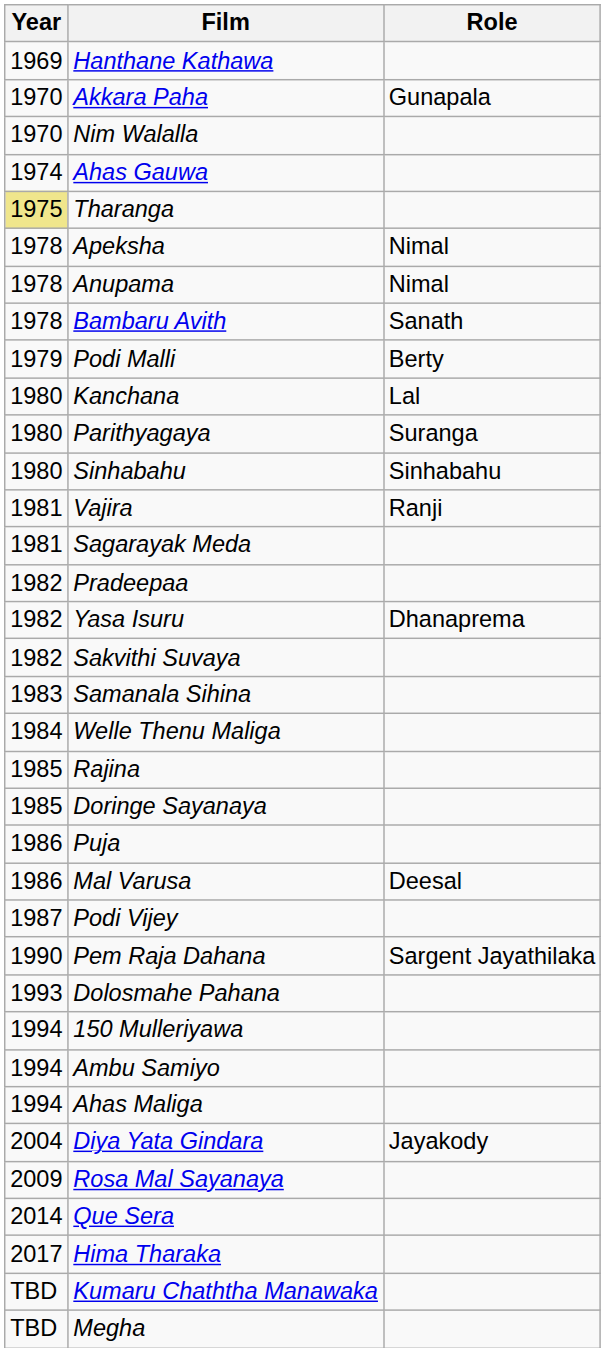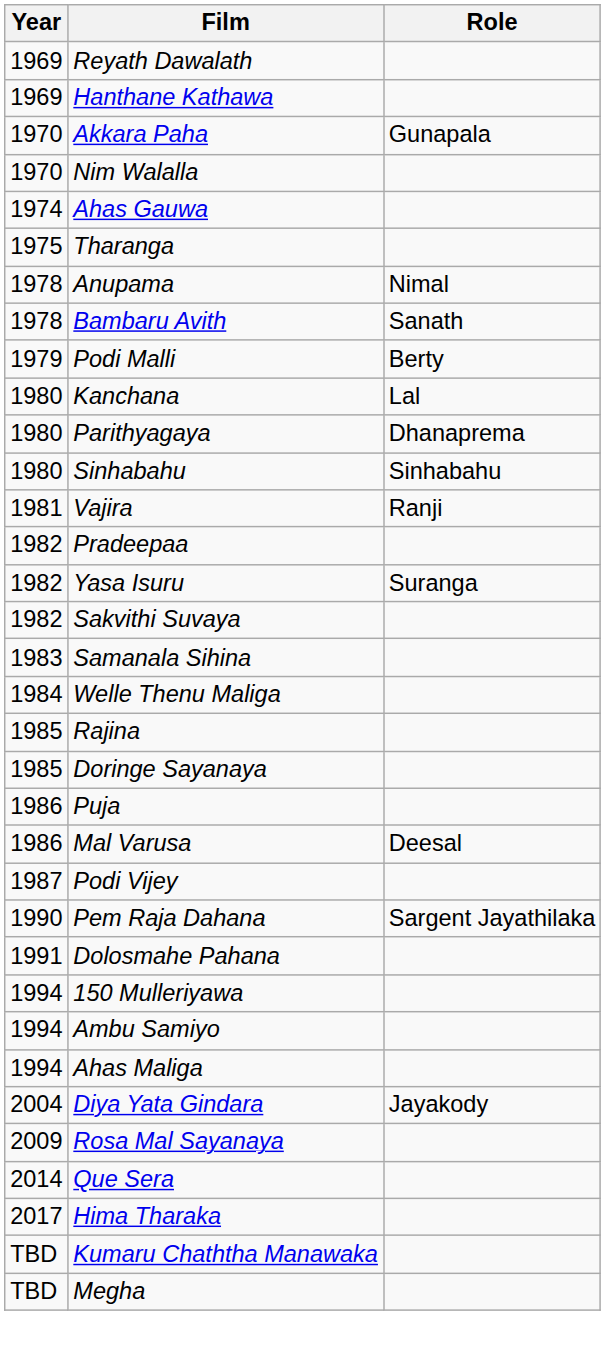+ row: (163, 60)
(36, 209) khaki background -> (36, 246) no background
- row: (119, 246)
(433, 433) Suranga -> (457, 433) Dhanaprema
- row: (162, 545)
(457, 619) Dhanaprema -> (433, 582) Suranga
(36, 992) 1993 -> (36, 955) 1991
